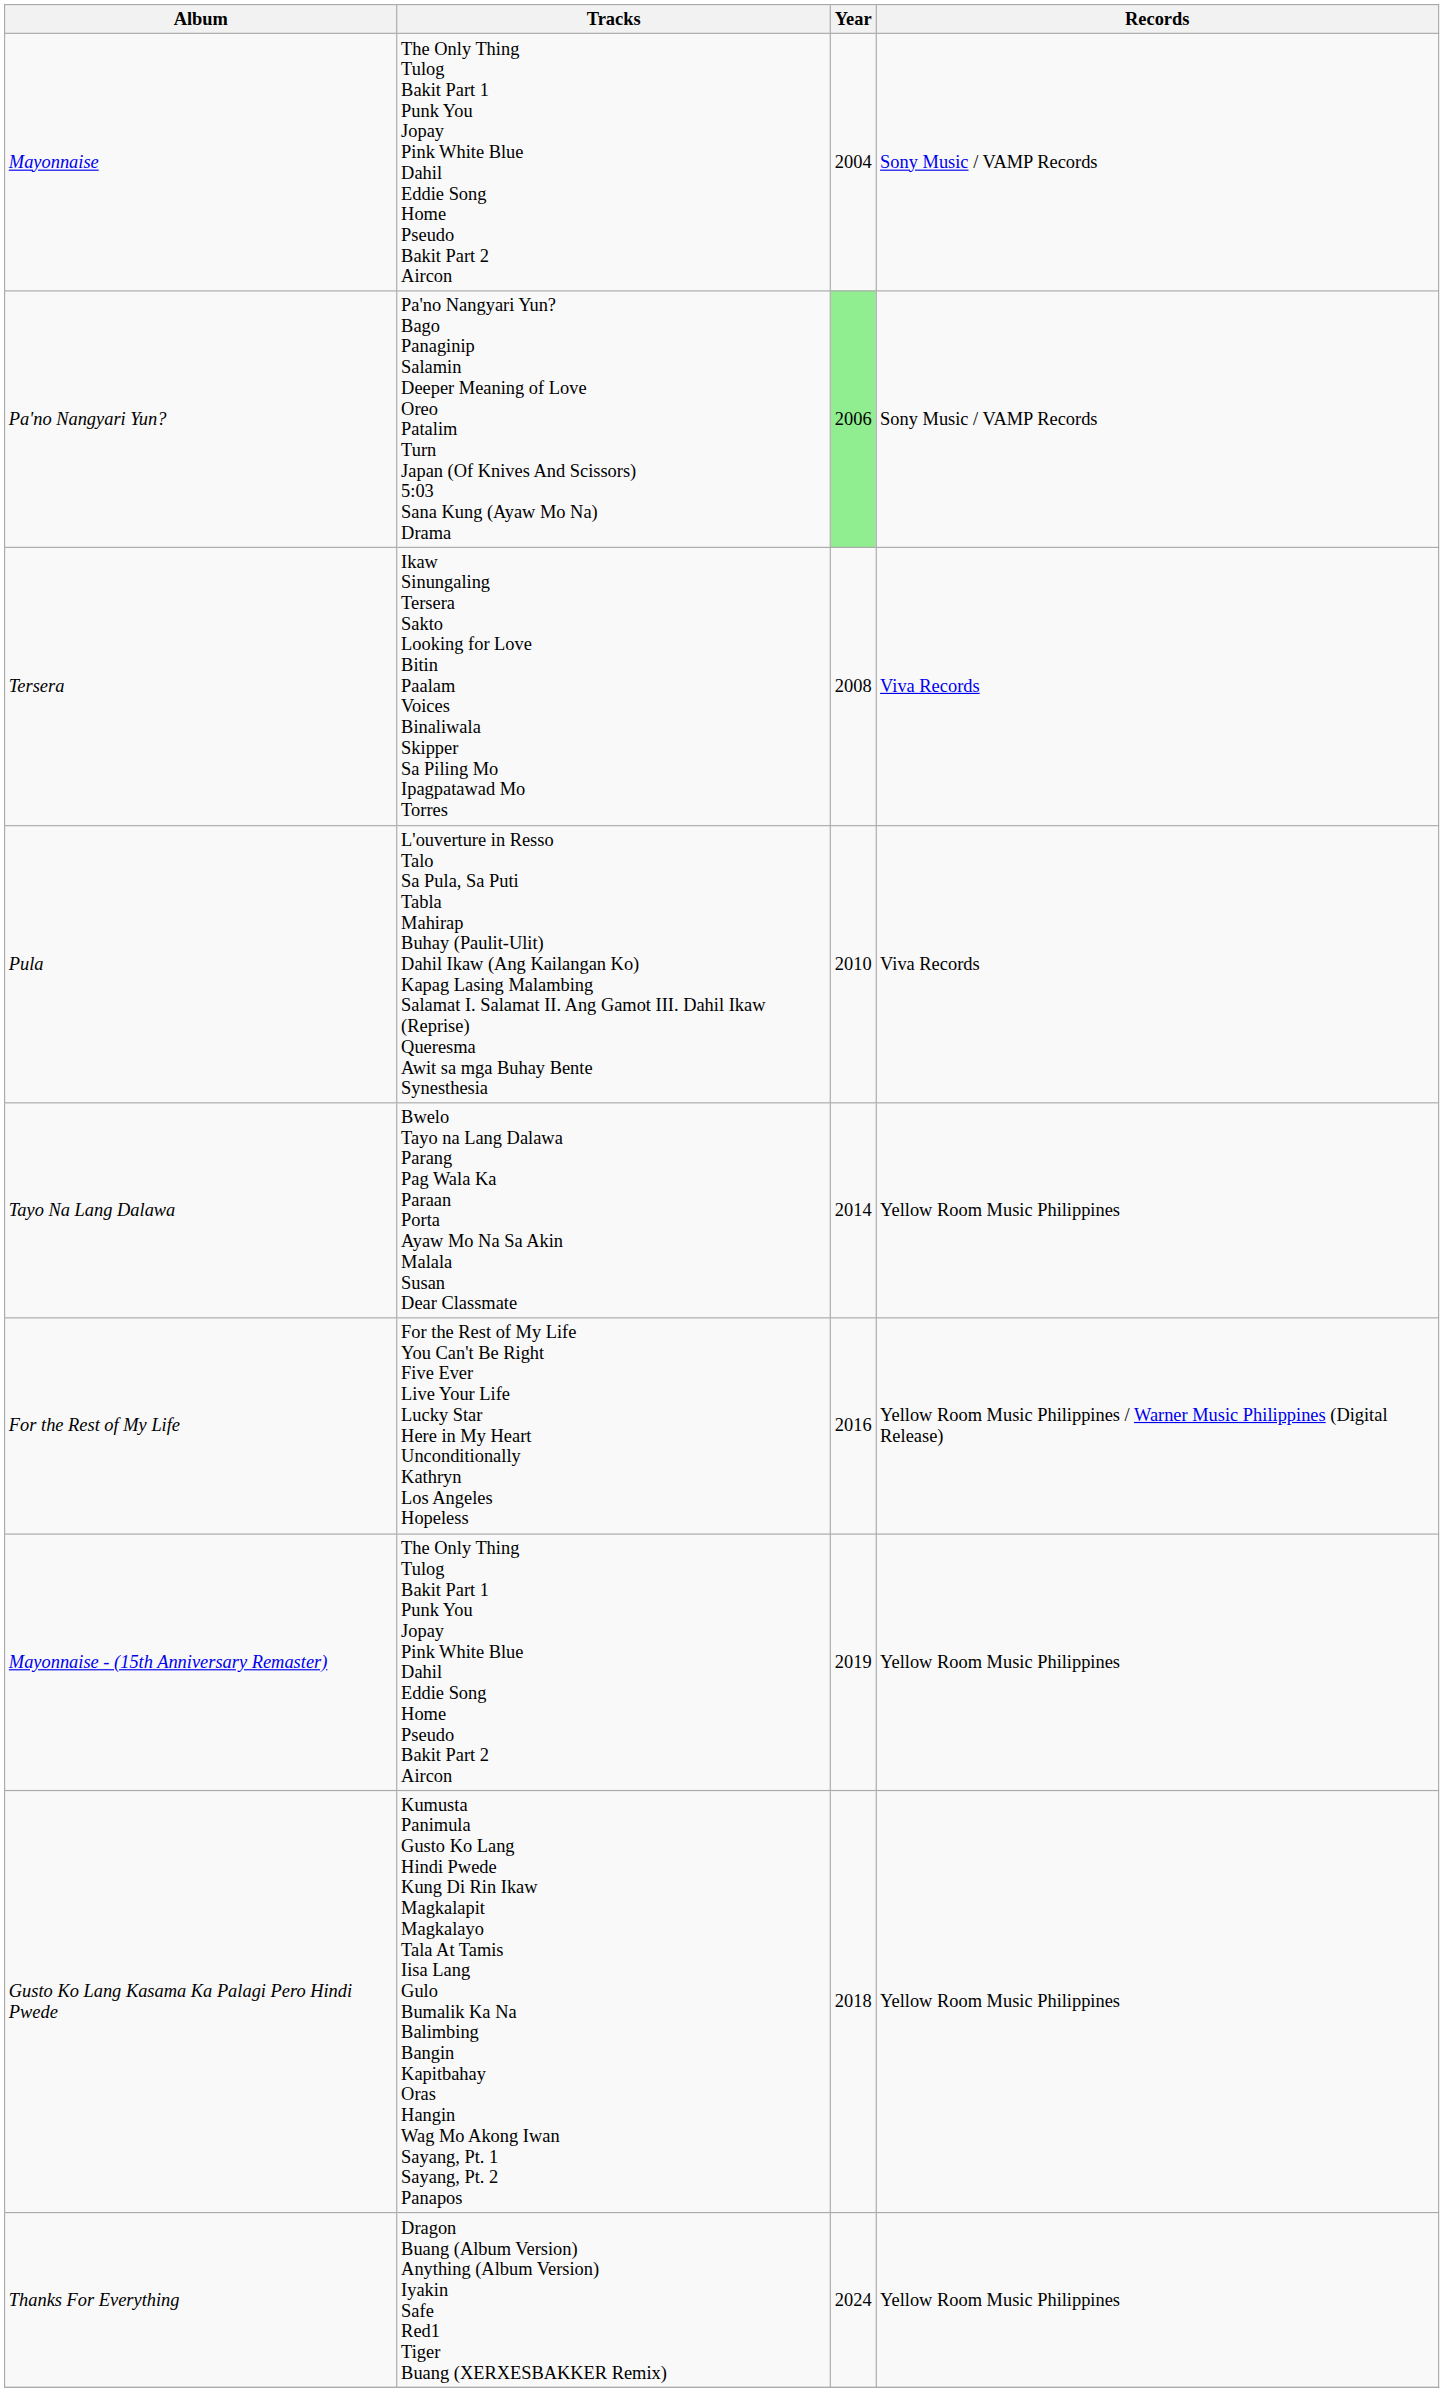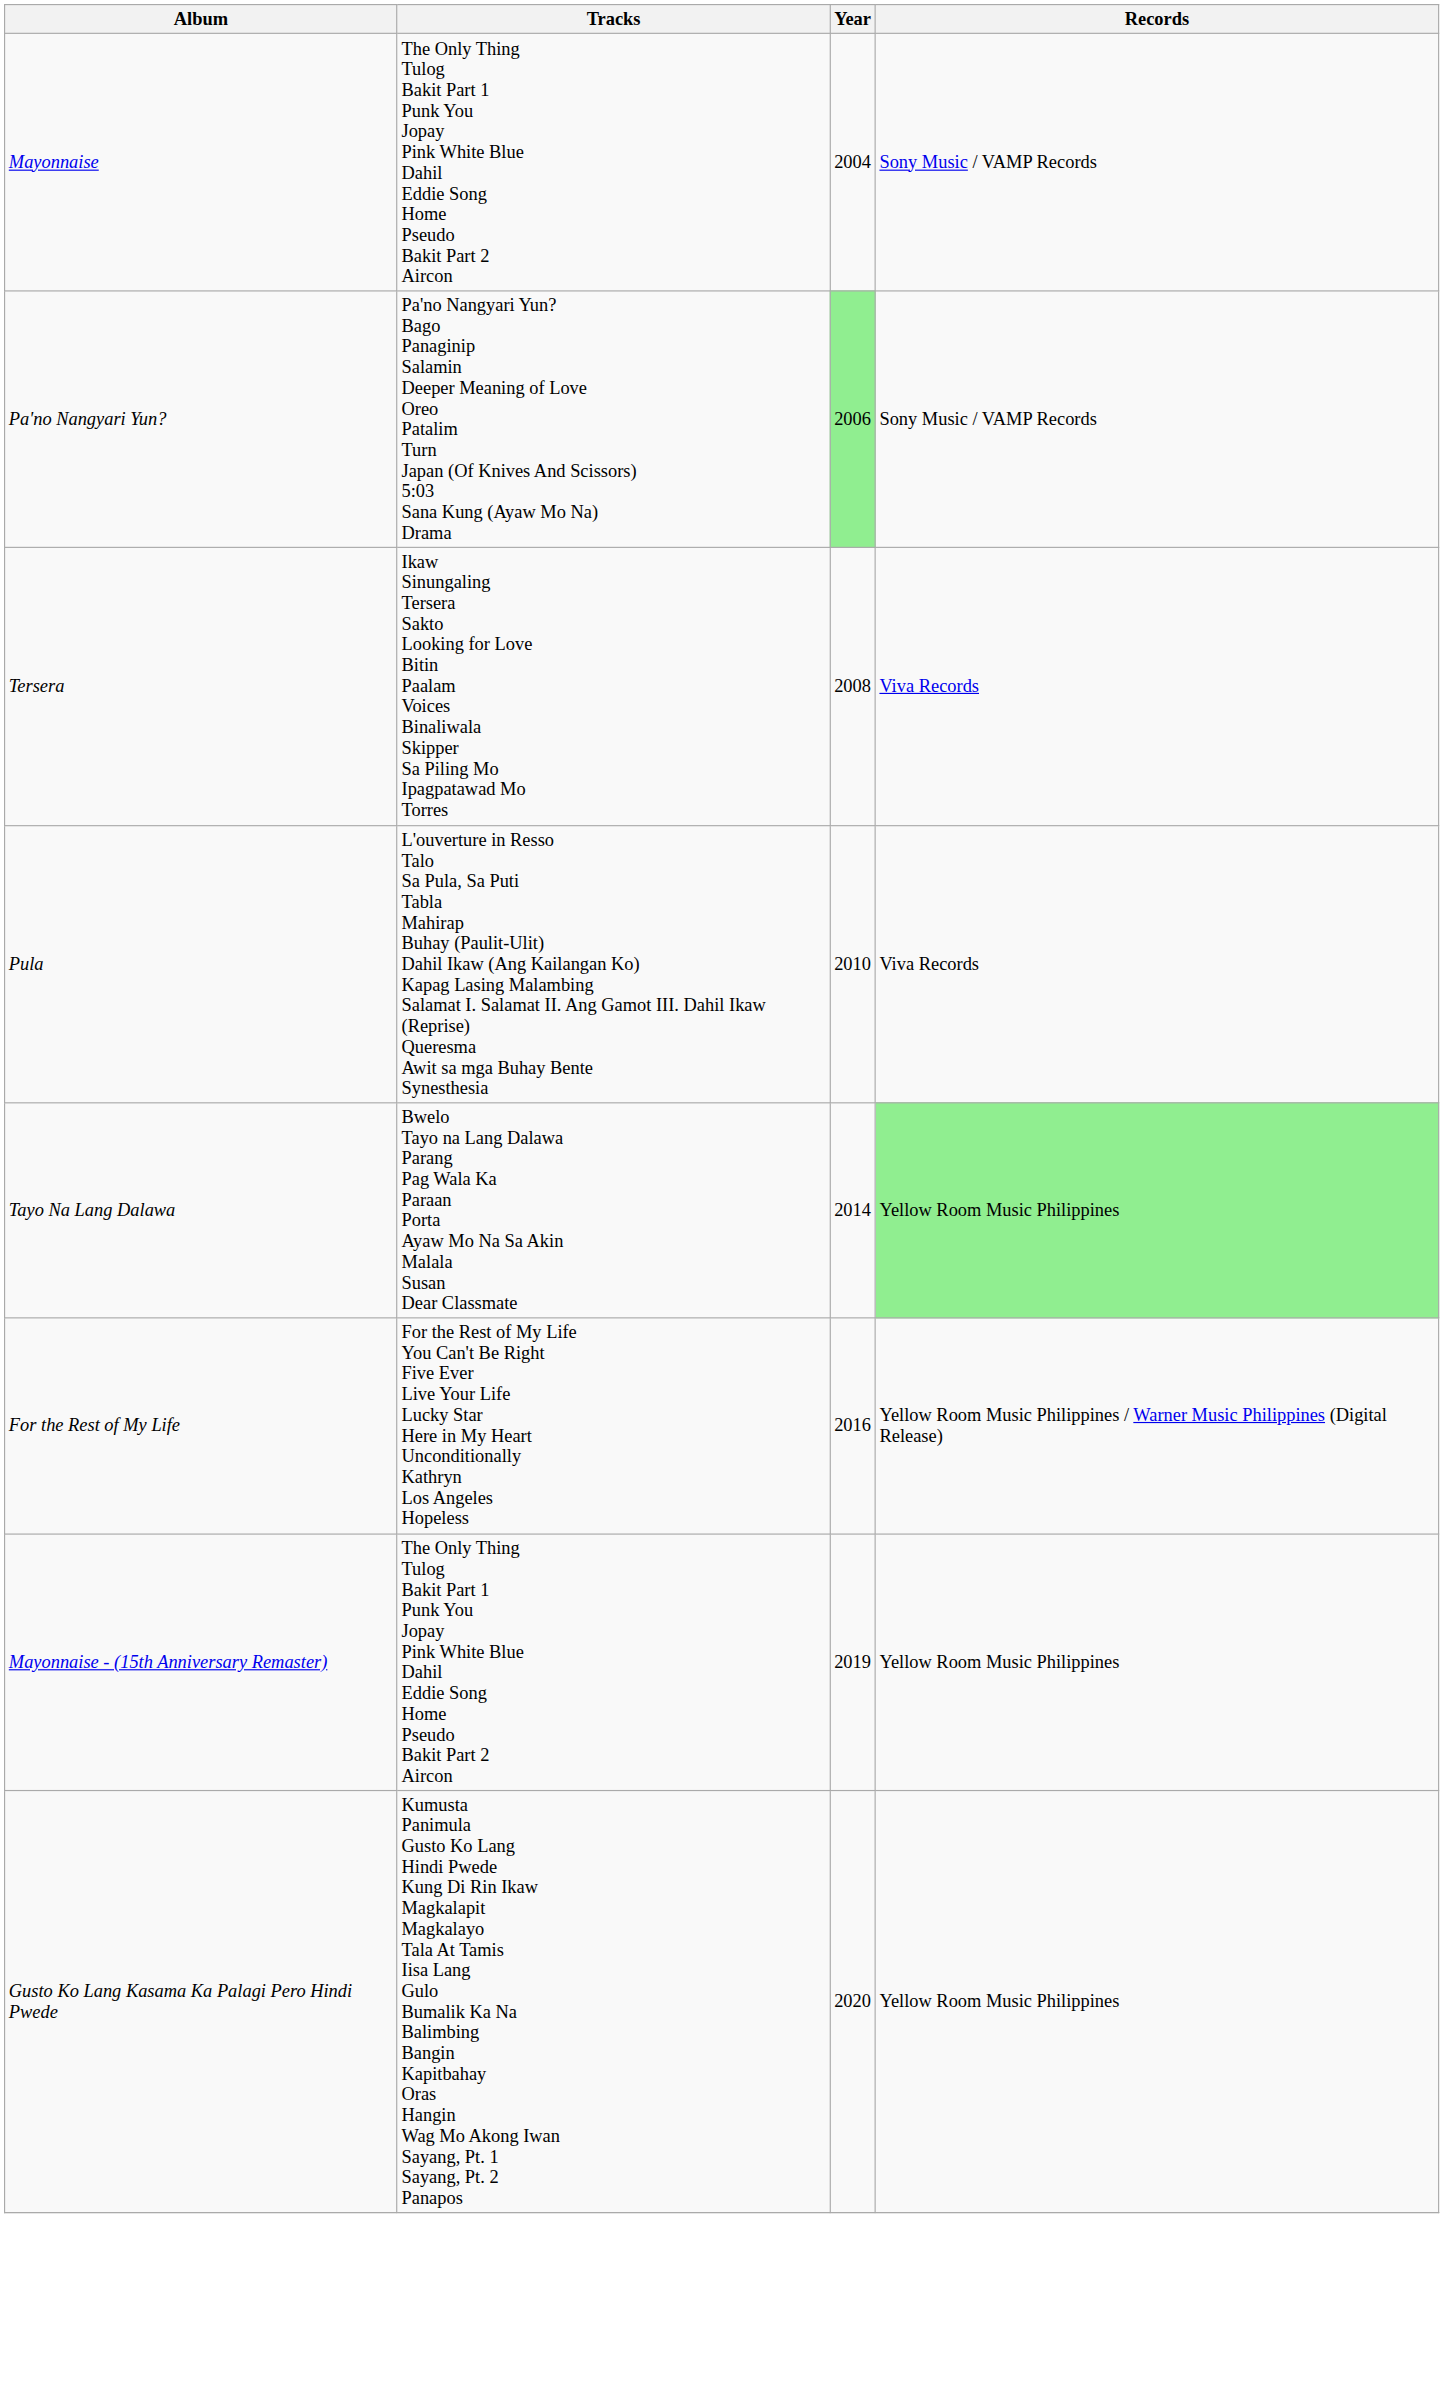(1000, 1210) no background -> (999, 1210) lightgreen background
(853, 2001) 2018 -> (853, 2001) 2020
- row: (94, 2299)
